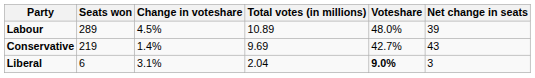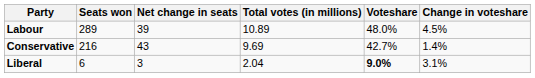columns swapped: (478, 13) <-> (190, 13)
(88, 47) 219 -> (88, 47) 216
